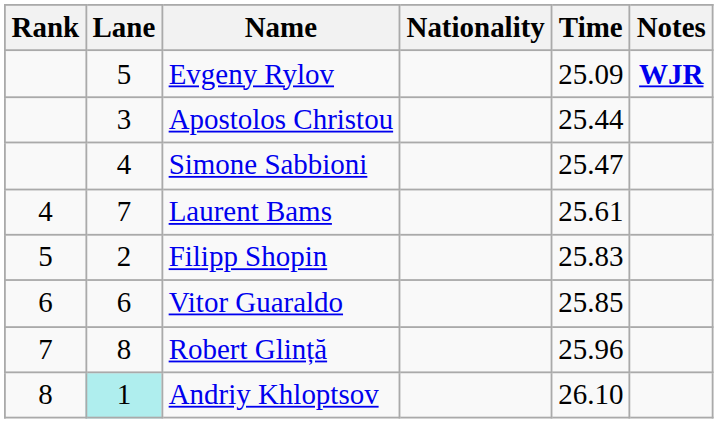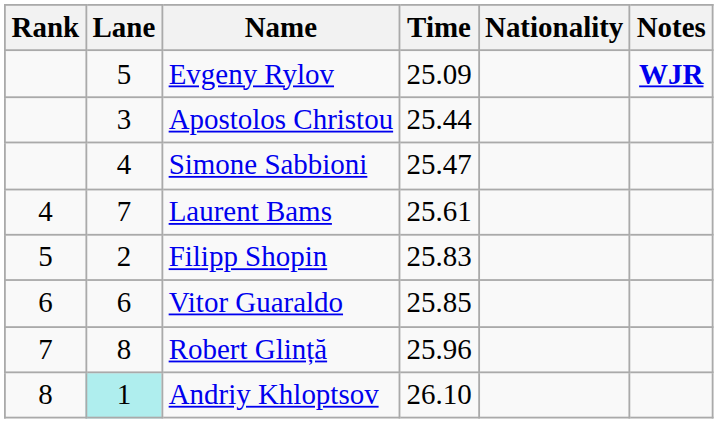columns swapped: (476, 27) <-> (591, 27)
